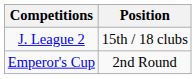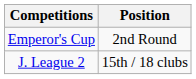rows swapped: (51, 39) <-> (51, 62)
